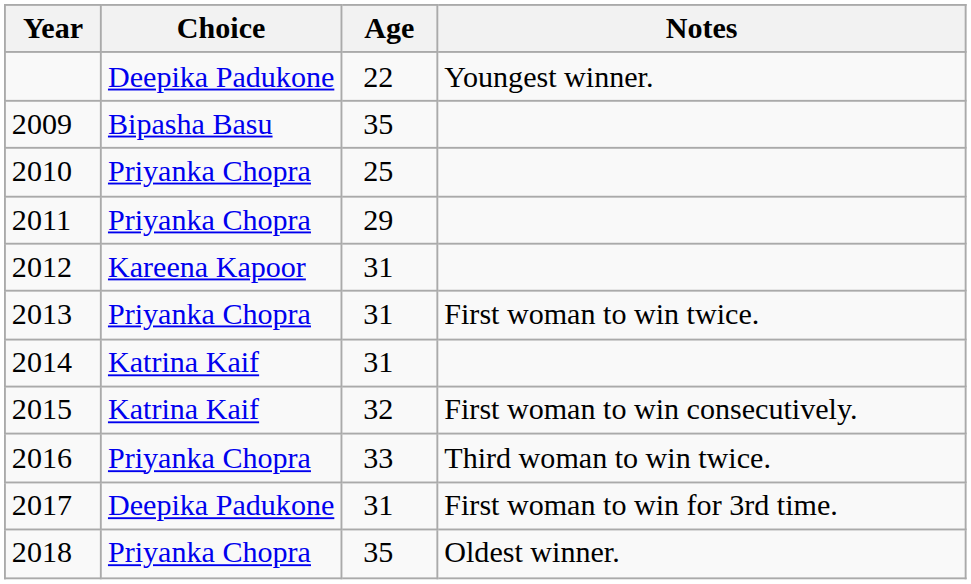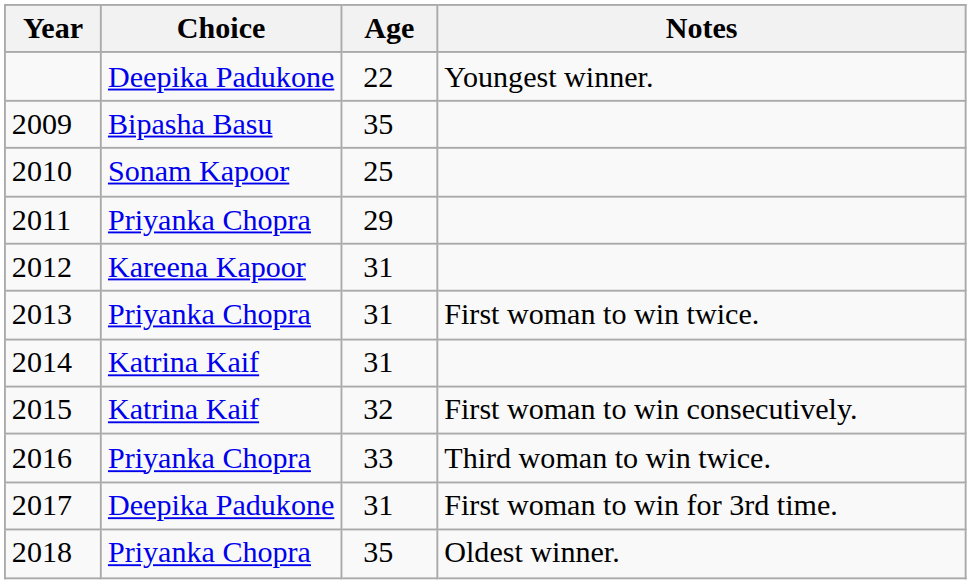(209, 171) Priyanka Chopra -> (199, 171) Sonam Kapoor
